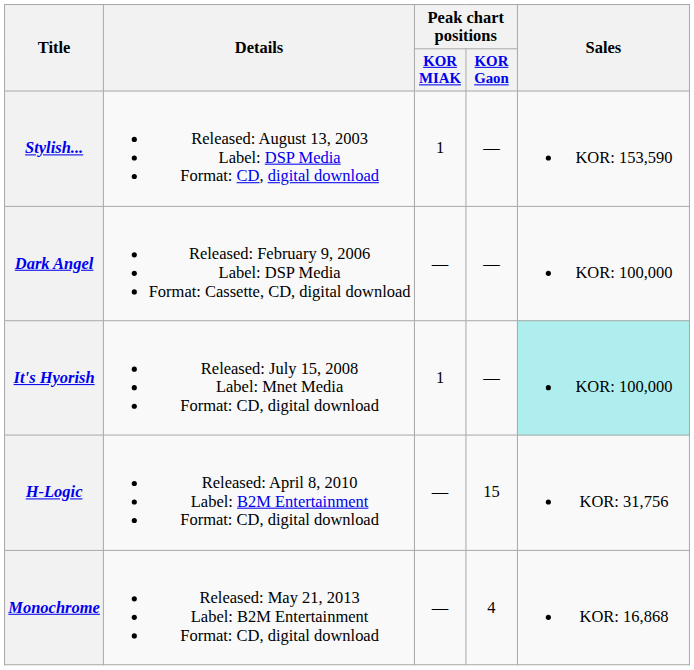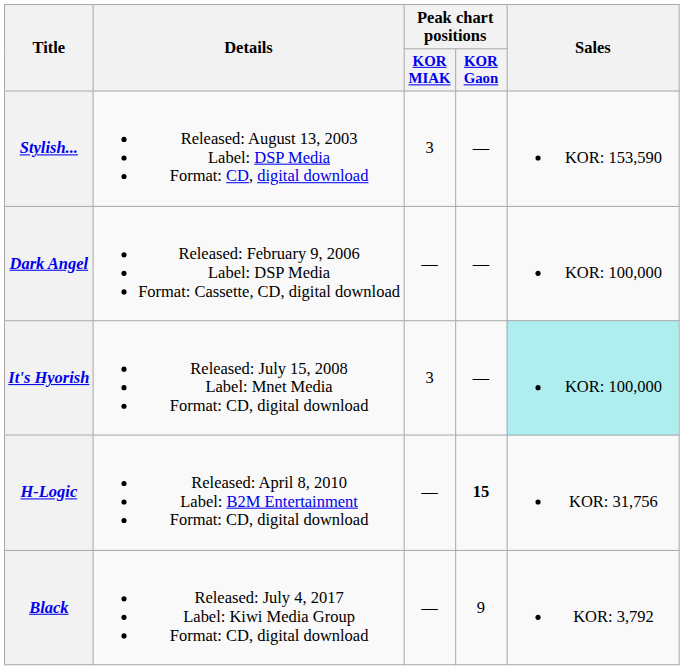(440, 148) 1 -> (430, 148) 3
(440, 377) 1 -> (430, 377) 3
(491, 492) normal -> (481, 492) bold
- row: (54, 607)
+ row: (49, 607)
